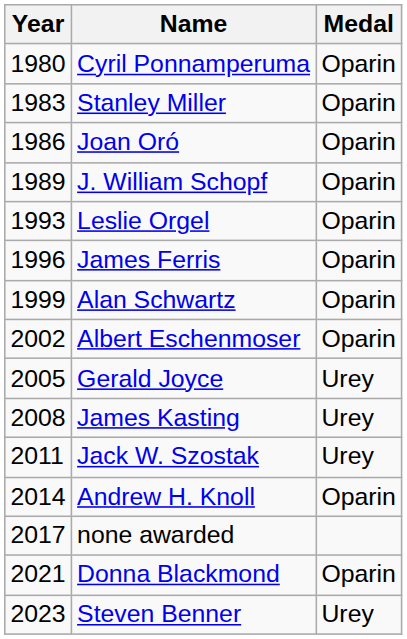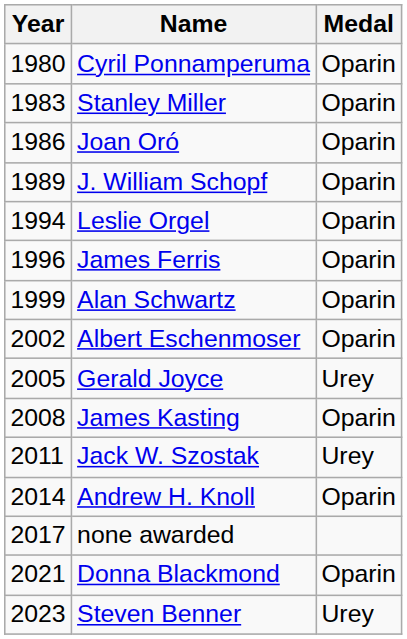(38, 220) 1993 -> (38, 220) 1994
(348, 417) Urey -> (359, 417) Oparin
